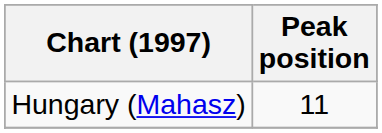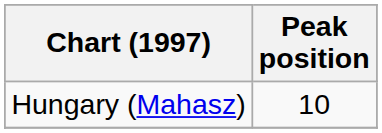(314, 104) 11 -> (314, 104) 10
